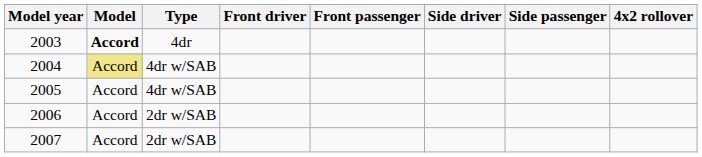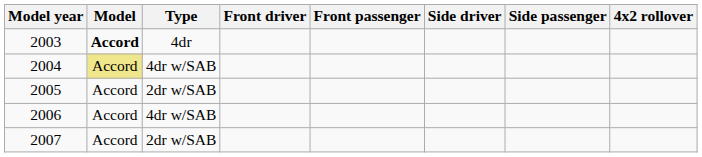(181, 90) 4dr w/SAB -> (181, 90) 2dr w/SAB
(181, 115) 2dr w/SAB -> (181, 115) 4dr w/SAB
